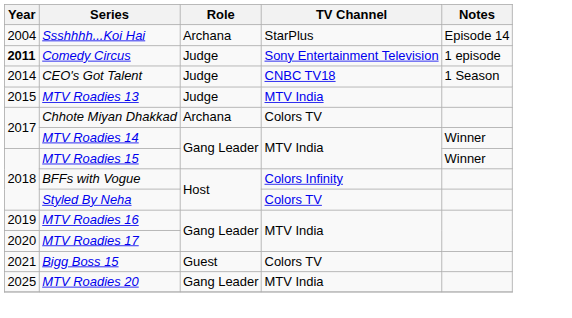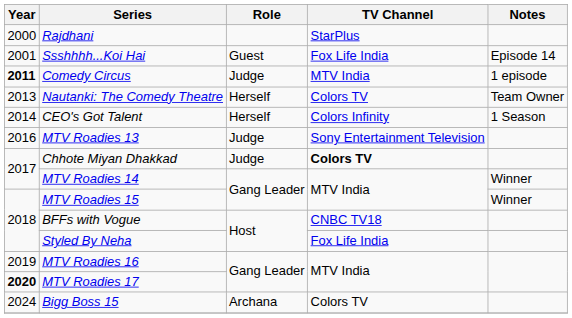+ row: (68, 35)
(22, 35) 2004 -> (22, 55) 2001
(207, 35) Archana -> (246, 55) Guest
(289, 35) StarPlus -> (350, 55) Fox Life India
(352, 55) Sony Entertainment Television -> (340, 76) MTV India
+ row: (133, 96)
(201, 76) Judge -> (250, 117) Herself
(300, 76) CNBC TV18 -> (350, 117) Colors Infinity
(22, 96) 2015 -> (22, 138) 2016
(294, 96) MTV India -> (398, 138) Sony Entertainment Television
(207, 117) Archana -> (247, 158) Judge
(293, 117) normal -> (341, 158) bold
(304, 179) Colors Infinity -> (346, 220) CNBC TV18
(293, 199) Colors TV -> (350, 240) Fox Life India
(22, 240) normal -> (22, 281) bold
(22, 261) 2021 -> (22, 302) 2024
(200, 261) Guest -> (253, 302) Archana
- row: (90, 281)
